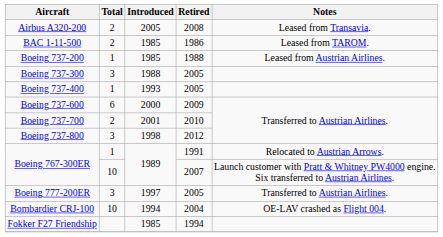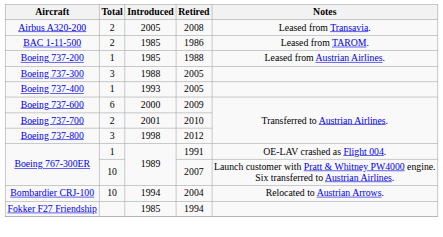(325, 151) Relocated to Austrian Arrows. -> (325, 151) OE-LAV crashed as Flight 004.
- row: (52, 193)
(325, 208) OE-LAV crashed as Flight 004. -> (325, 193) Relocated to Austrian Arrows.
